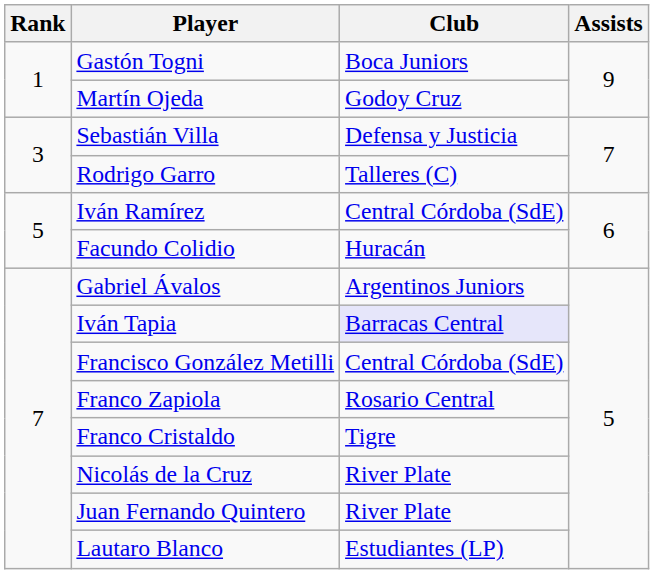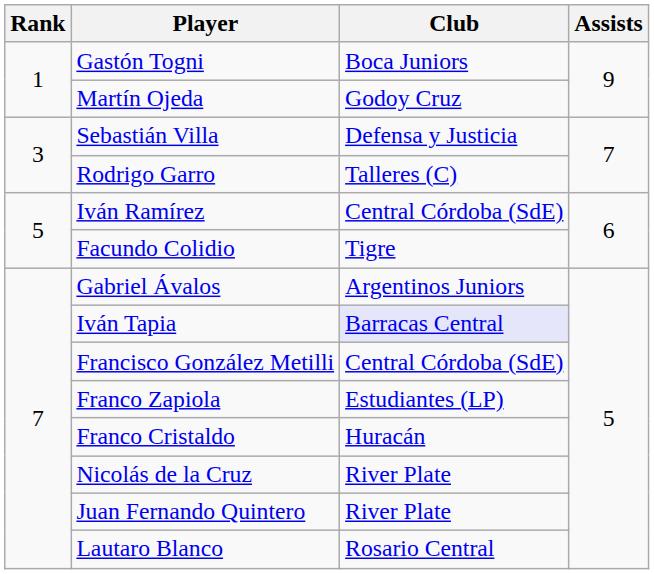(385, 248) Huracán -> (370, 248) Tigre
(420, 398) Rosario Central -> (424, 398) Estudiantes (LP)
(370, 436) Tigre -> (385, 436) Huracán
(424, 549) Estudiantes (LP) -> (420, 549) Rosario Central
